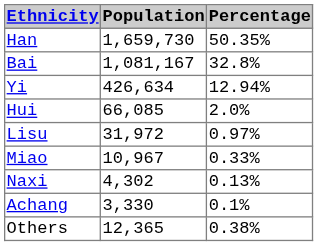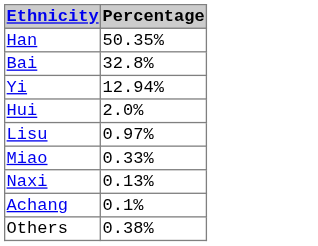- column: (154, 16)
